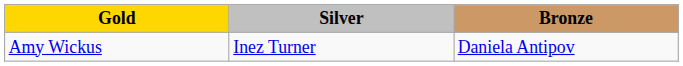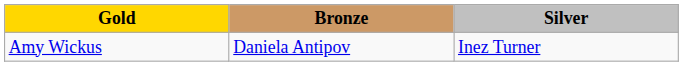columns swapped: (341, 18) <-> (566, 18)
